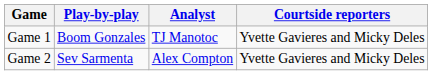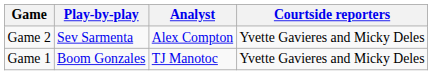rows swapped: (29, 37) <-> (29, 59)
